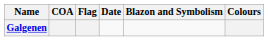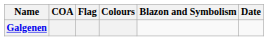columns swapped: (244, 12) <-> (111, 12)
